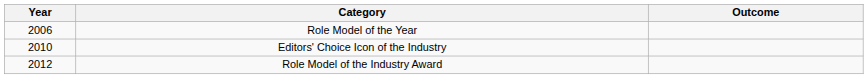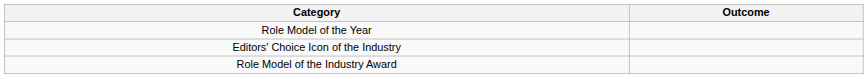- column: (40, 13)
